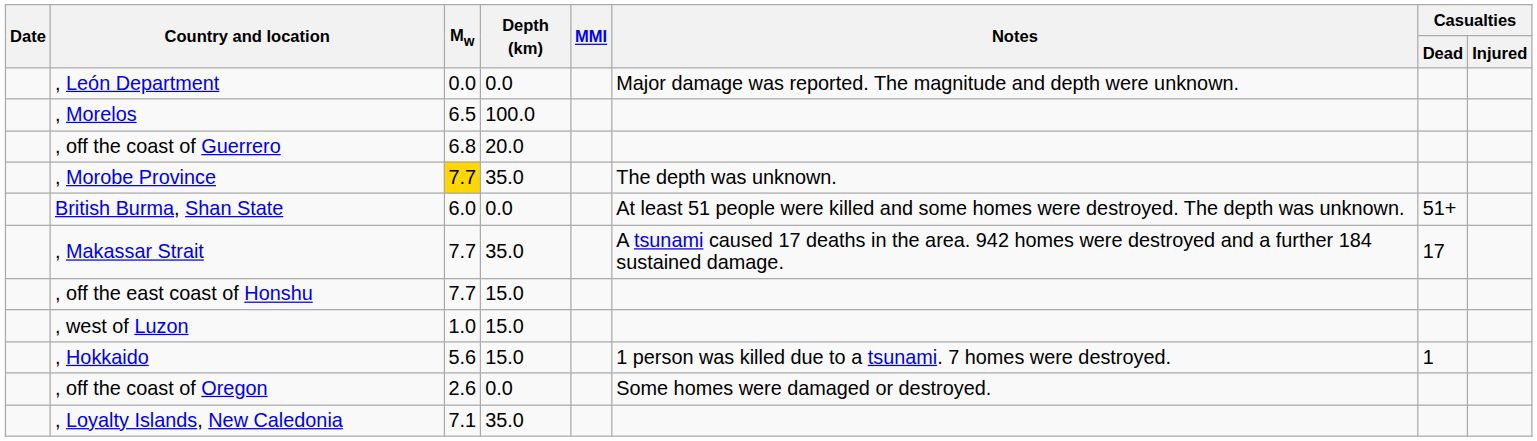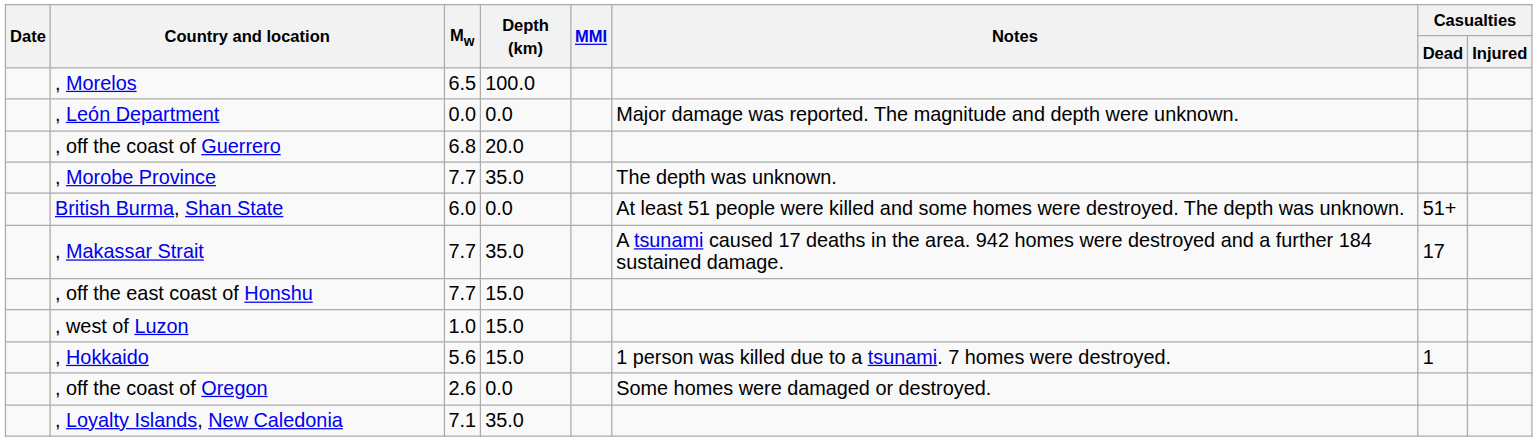rows swapped: (96, 114) <-> (137, 83)
(462, 177) gold background -> (462, 177) no background
